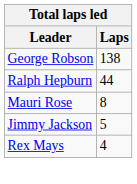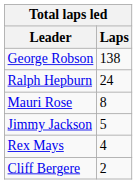(107, 80) 44 -> (107, 80) 24
+ row: (44, 168)
